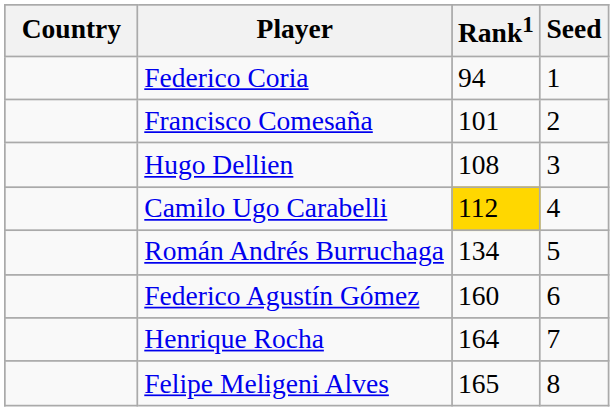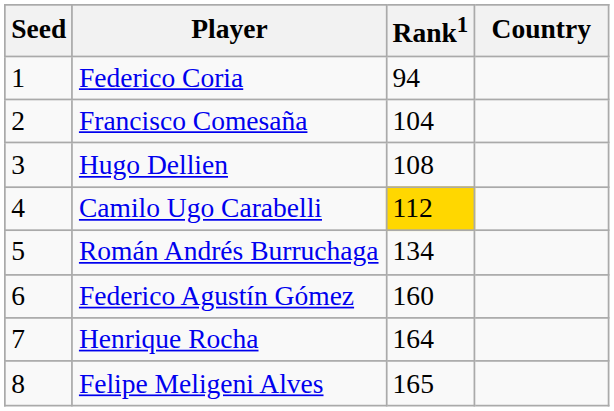columns swapped: (71, 30) <-> (574, 30)
(479, 121) 101 -> (413, 121) 104
